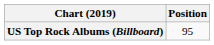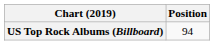(188, 31) 95 -> (188, 31) 94
